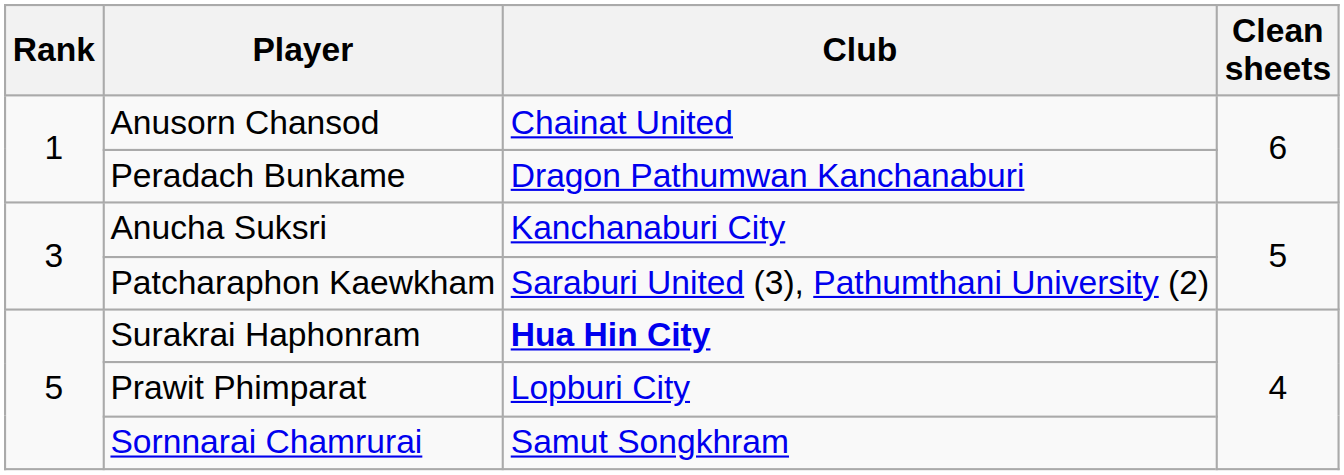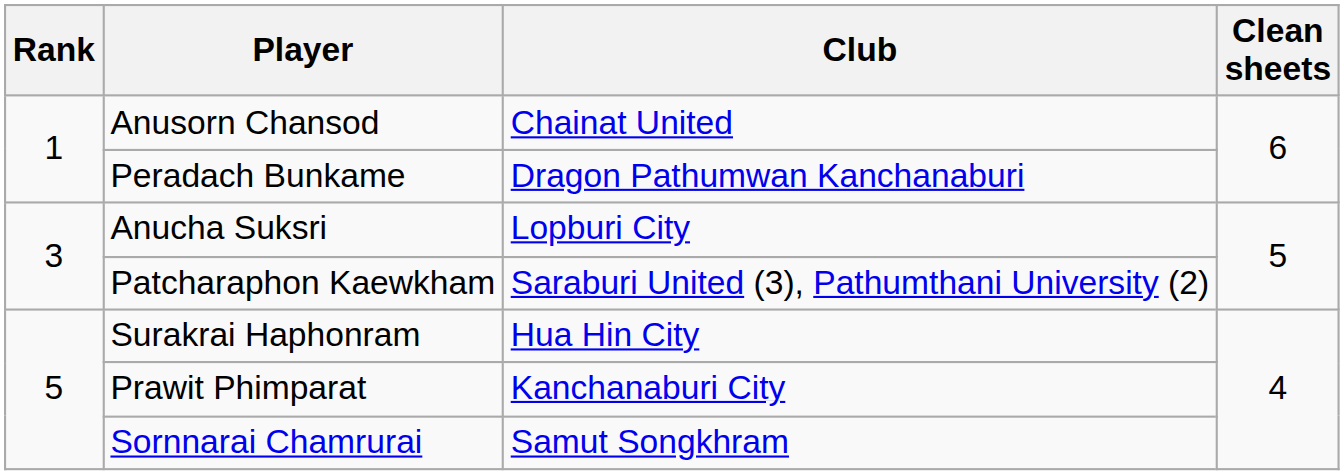(648, 228) Kanchanaburi City -> (600, 228) Lopburi City
(611, 335) bold -> (605, 335) normal
(600, 388) Lopburi City -> (648, 388) Kanchanaburi City
